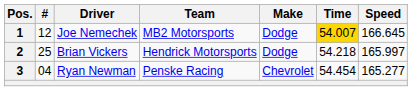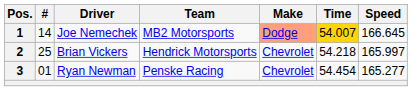(45, 33) 12 -> (45, 33) 14
(280, 33) no background -> (280, 33) lightsalmon background
(280, 52) Dodge -> (288, 52) Chevrolet
(45, 71) 04 -> (45, 71) 01
